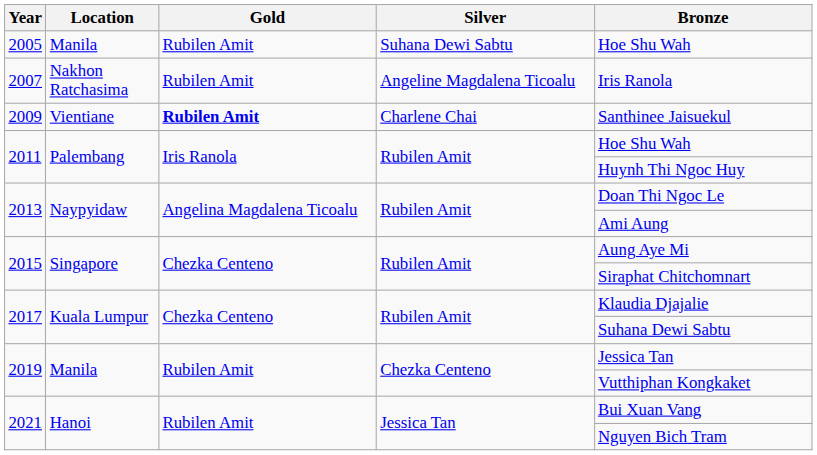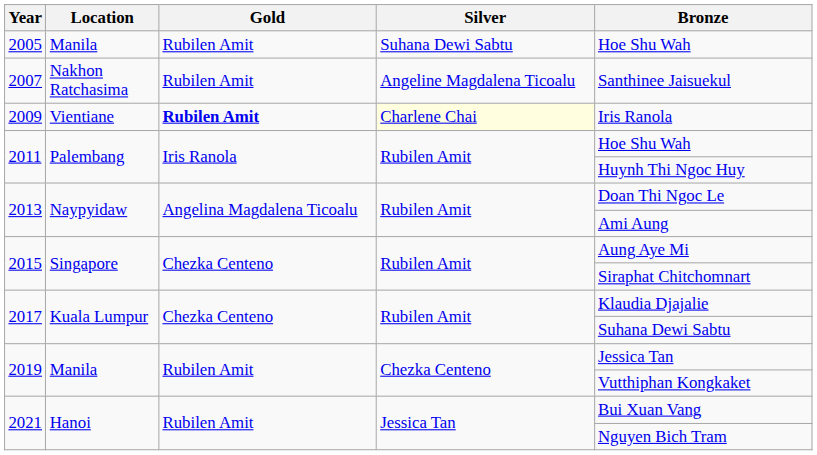(635, 80) Iris Ranola -> (664, 80) Santhinee Jaisuekul
(429, 116) no background -> (429, 116) lightyellow background
(664, 116) Santhinee Jaisuekul -> (635, 116) Iris Ranola
